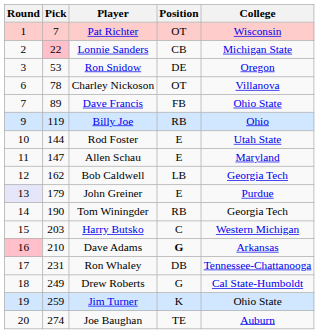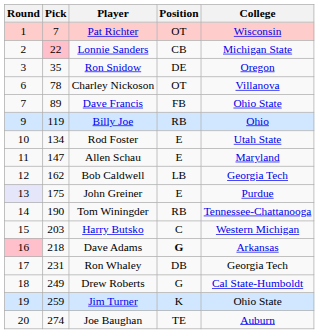(56, 67) 53 -> (56, 67) 35
(56, 139) 144 -> (56, 139) 134
(56, 193) 179 -> (56, 193) 175
(258, 211) Georgia Tech -> (258, 211) Tennessee-Chattanooga
(56, 247) 210 -> (56, 247) 218
(258, 265) Tennessee-Chattanooga -> (258, 265) Georgia Tech
